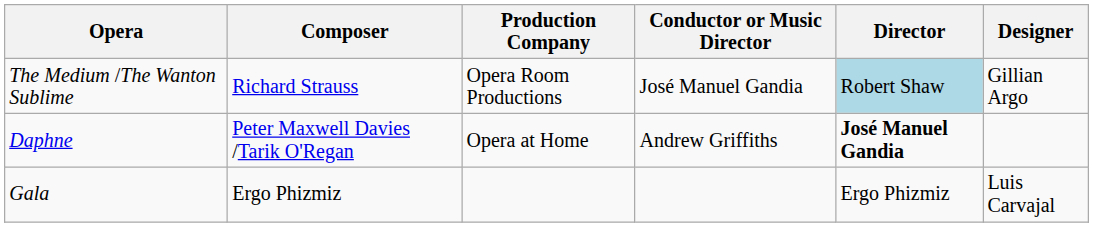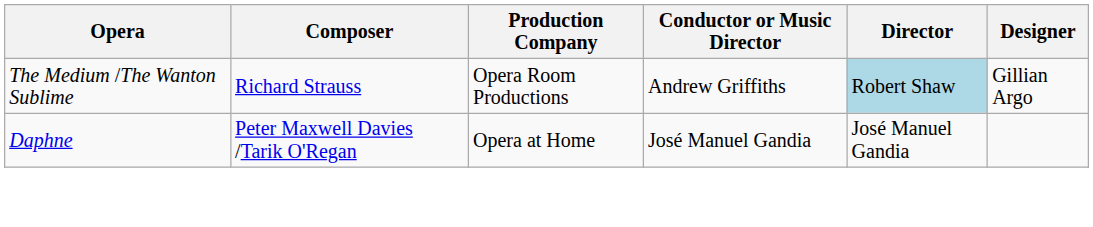(721, 85) José Manuel Gandia -> (717, 85) Andrew Griffiths
(709, 140) Andrew Griffiths -> (730, 140) José Manuel Gandia
(894, 140) bold -> (902, 140) normal
- row: (29, 194)
